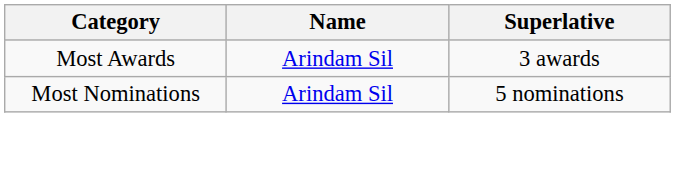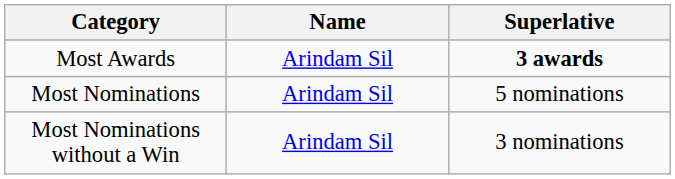(559, 58) normal -> (559, 58) bold
+ row: (116, 142)
